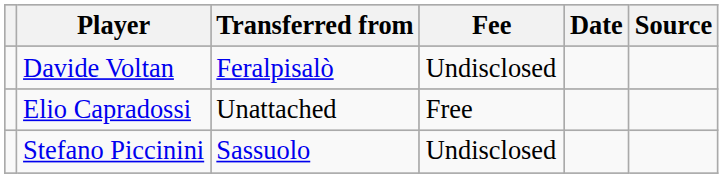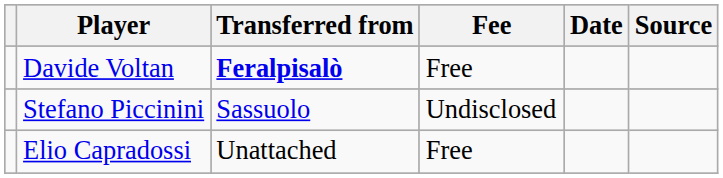(275, 67) normal -> (279, 67) bold
(491, 67) Undisclosed -> (449, 67) Free
rows swapped: (114, 151) <-> (107, 109)
